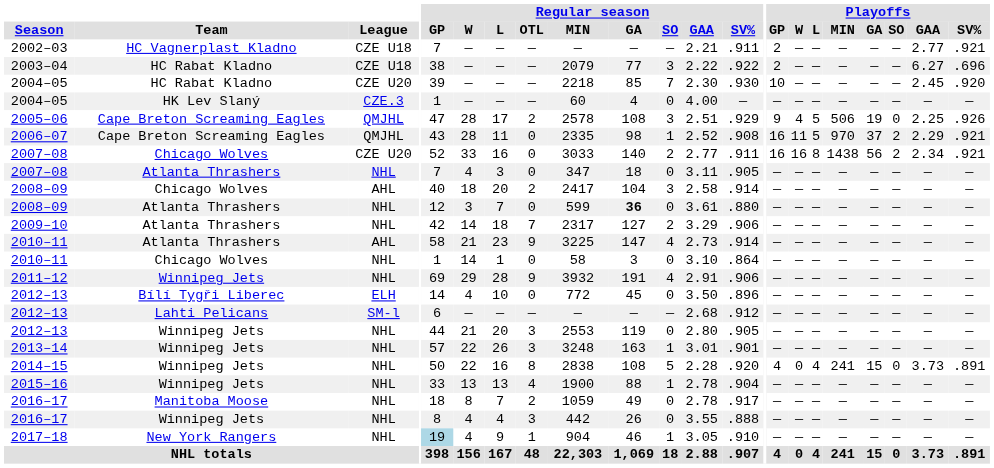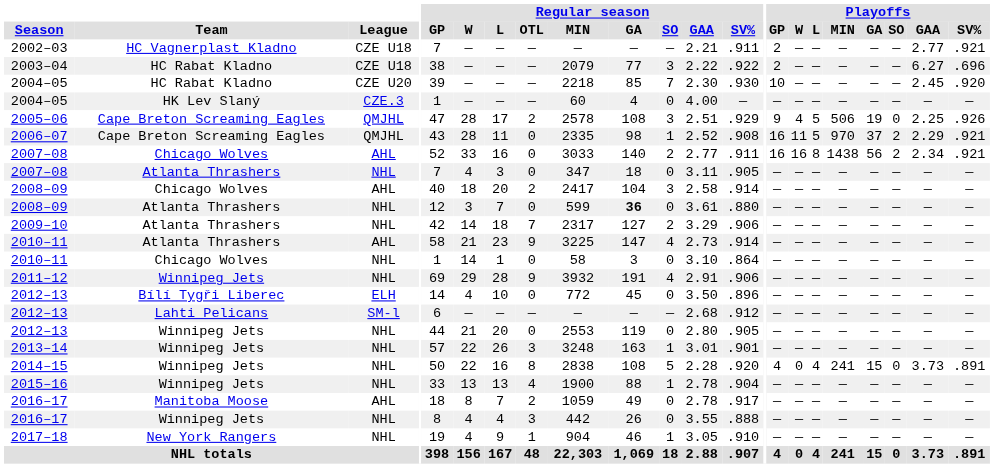(384, 154) CZE U20 -> (384, 154) AHL
(532, 331) 3 -> (532, 331) 0
(384, 402) NHL -> (384, 402) AHL
(437, 437) lightblue background -> (437, 437) no background
